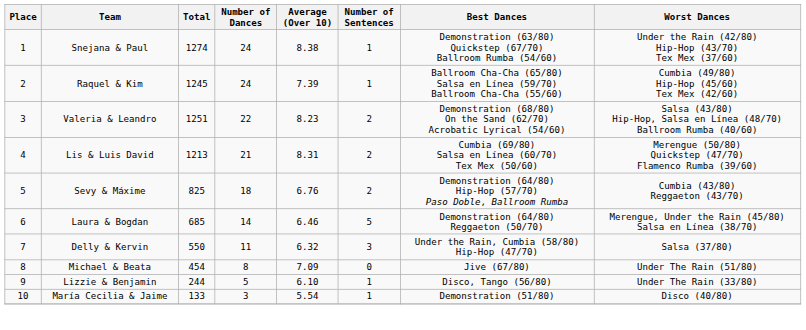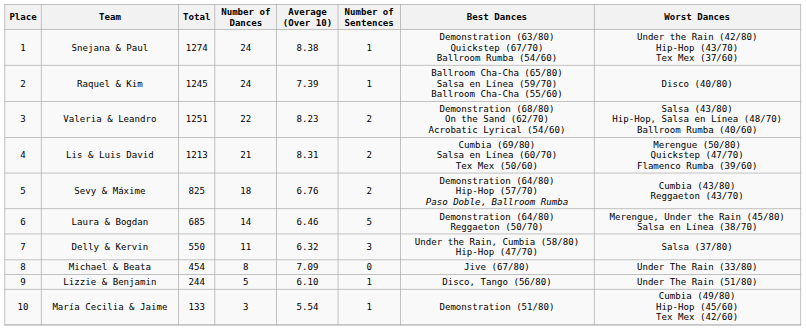(697, 83) Cumbia (49/80) Hip-Hop (45/60) Tex Mex (42/60) -> (697, 83) Disco (40/80)
(697, 267) Under The Rain (51/80) -> (697, 267) Under The Rain (33/80)
(697, 282) Under The Rain (33/80) -> (697, 282) Under The Rain (51/80)
(697, 297) Disco (40/80) -> (697, 307) Cumbia (49/80) Hip-Hop (45/60) Tex Mex (42/60)
